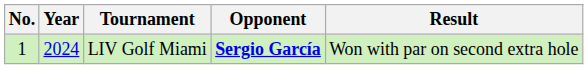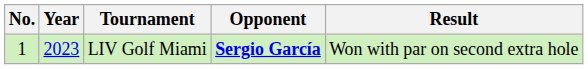(61, 49) 2024 -> (61, 49) 2023
